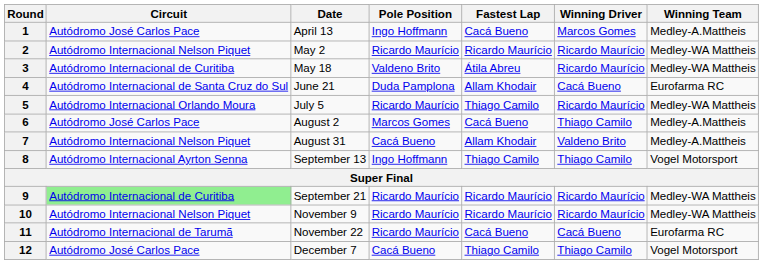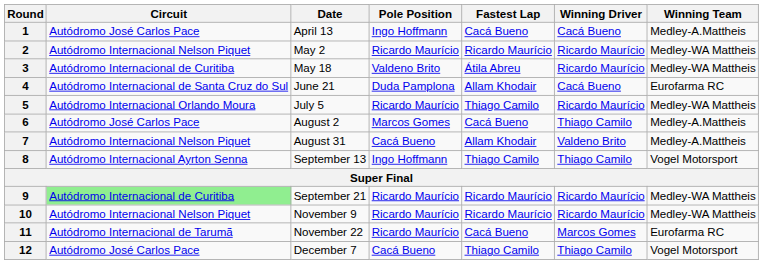(596, 31) Marcos Gomes -> (589, 31) Cacá Bueno
(589, 232) Cacá Bueno -> (596, 232) Marcos Gomes
